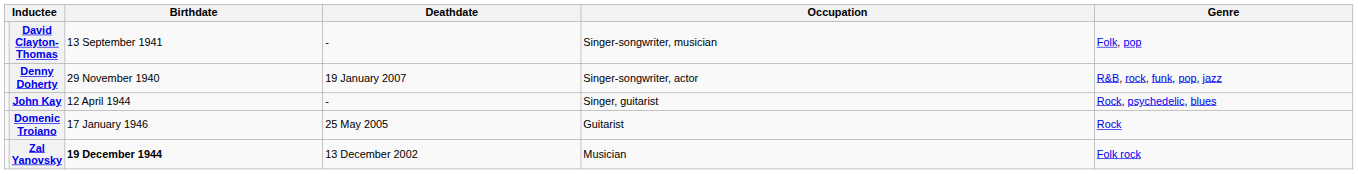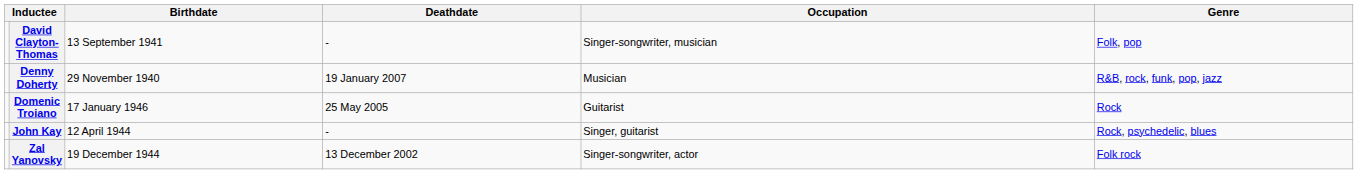(641, 78) Singer-songwriter, actor -> (605, 78) Musician
rows swapped: (37, 101) <-> (37, 124)
(115, 154) bold -> (113, 154) normal
(605, 154) Musician -> (641, 154) Singer-songwriter, actor
